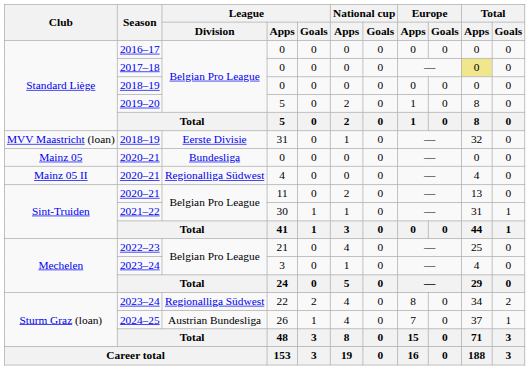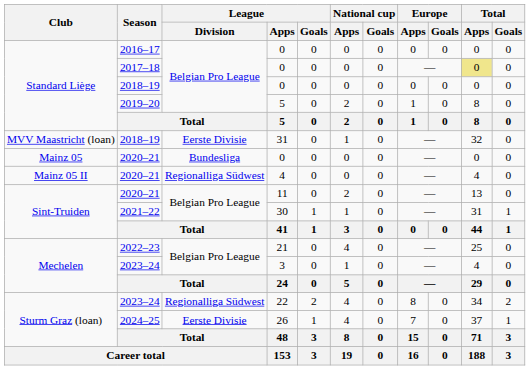(215, 319) Austrian Bundesliga -> (215, 319) Eerste Divisie
